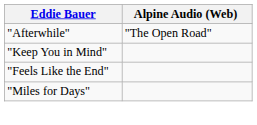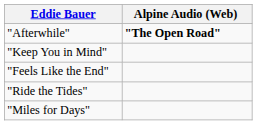(168, 33) normal -> (173, 33) bold
+ row: (47, 91)
